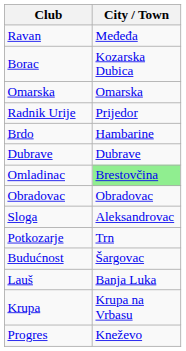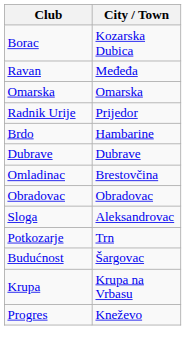rows swapped: (24, 35) <-> (23, 63)
(127, 175) lightgreen background -> (127, 175) no background
- row: (20, 279)
